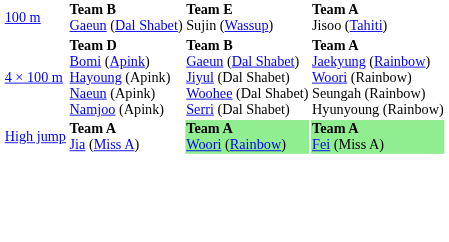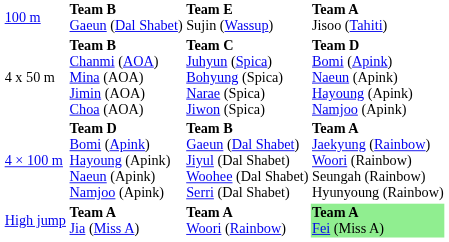+ row: (30, 77)
(236, 137) lightgreen background -> (236, 220) no background
